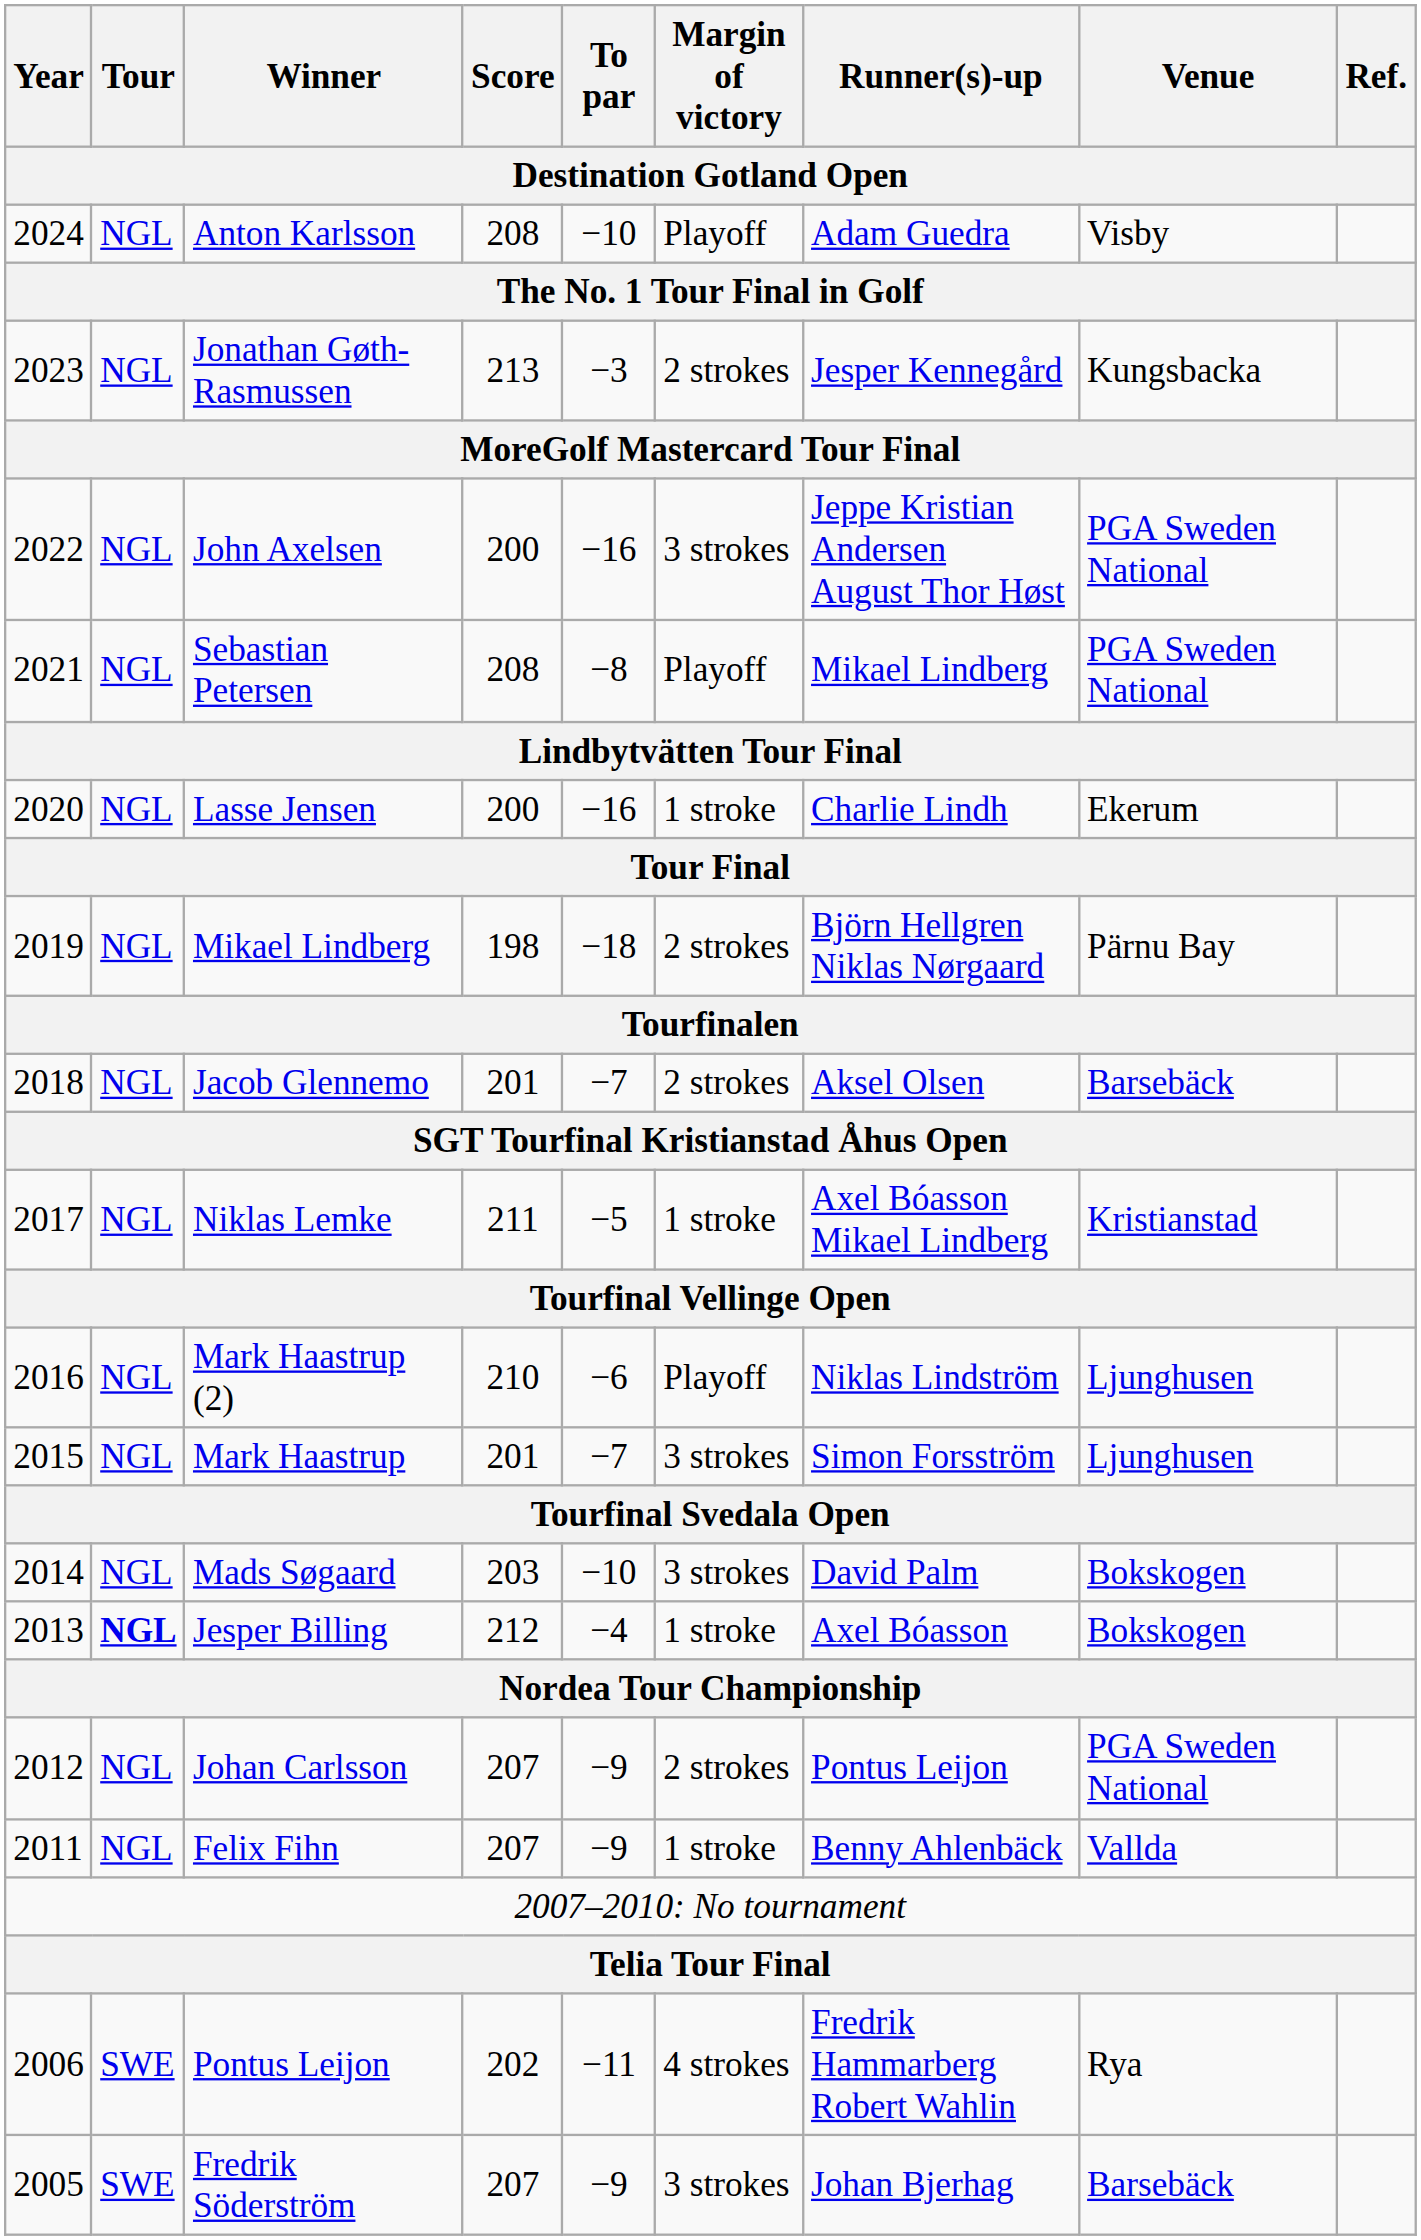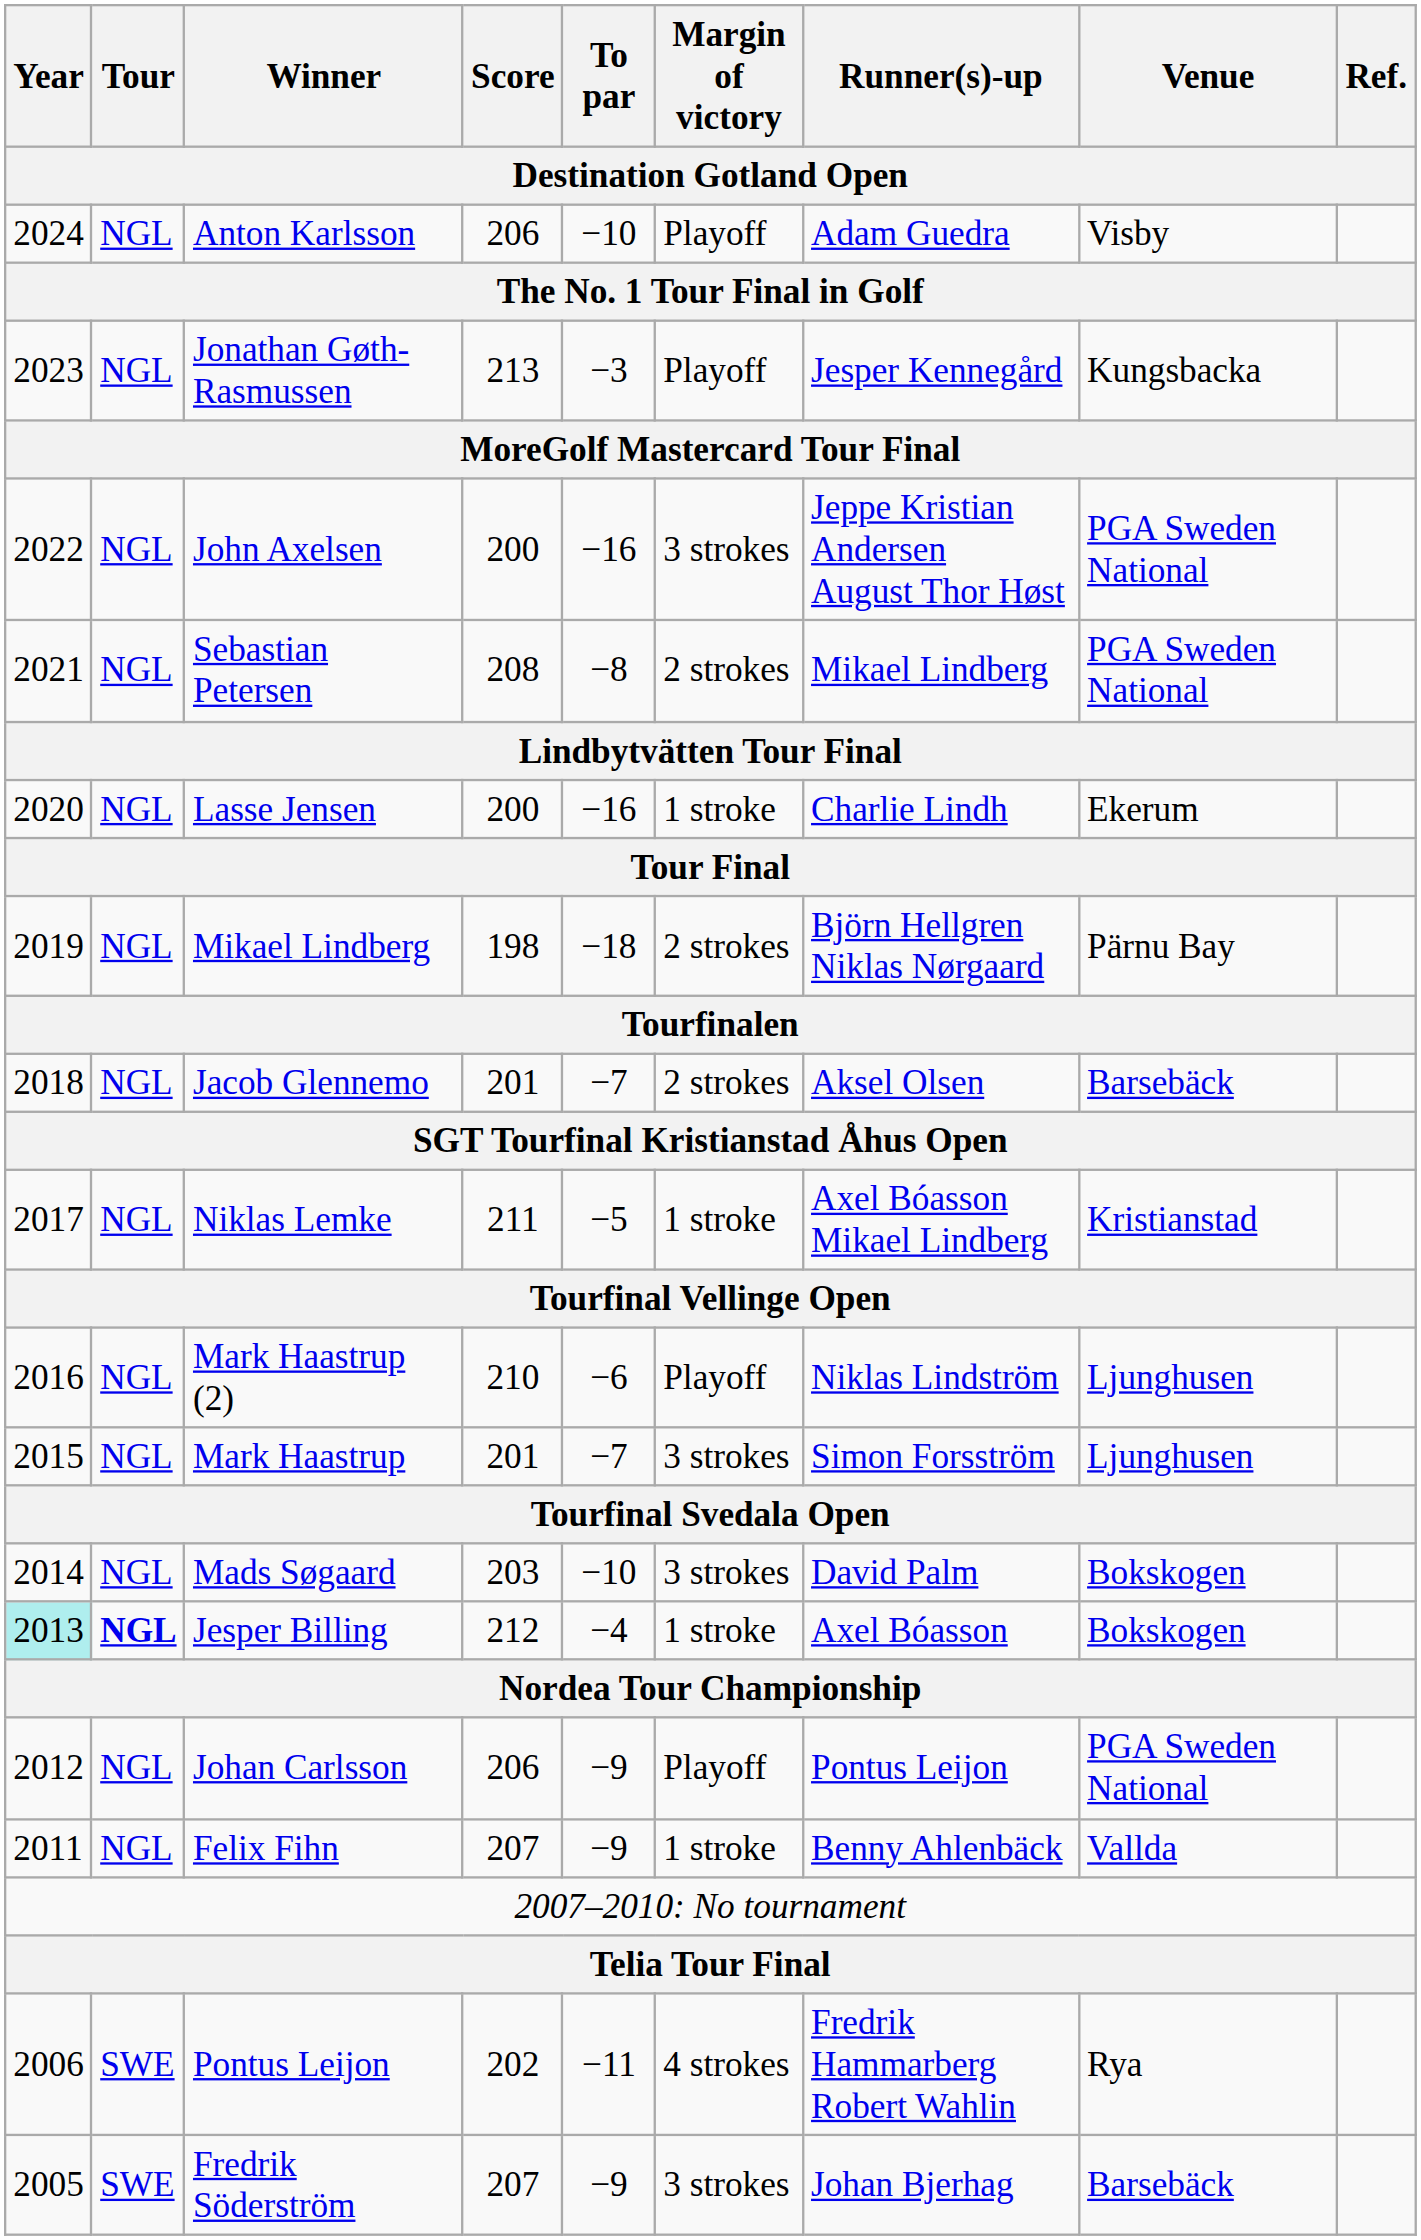(513, 233) 208 -> (513, 233) 206
(726, 370) 2 strokes -> (715, 370) Playoff
(715, 670) Playoff -> (726, 670) 2 strokes
(49, 1630) no background -> (49, 1630) paleturquoise background
(513, 1767) 207 -> (513, 1767) 206
(726, 1767) 2 strokes -> (715, 1767) Playoff
